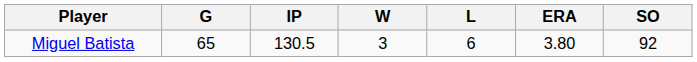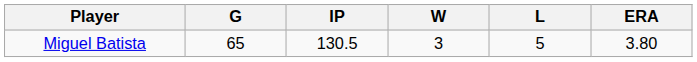- column: (648, 17)
(471, 43) 6 -> (540, 43) 5
